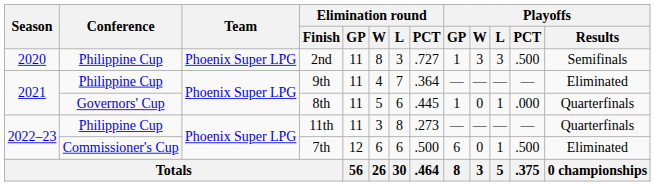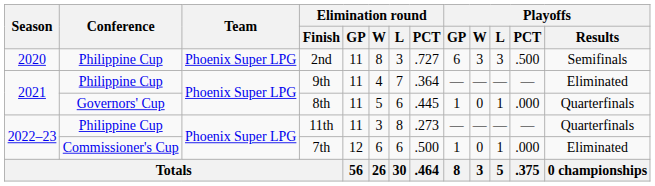(457, 59) 1 -> (457, 59) 6
(457, 147) 6 -> (457, 147) 1
(527, 147) .500 -> (527, 147) .000
